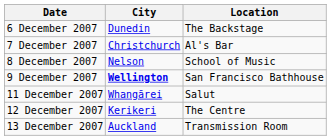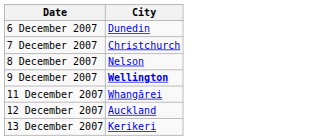- column: (254, 13)
(132, 110) Kerikeri -> (132, 110) Auckland
(132, 127) Auckland -> (132, 127) Kerikeri
